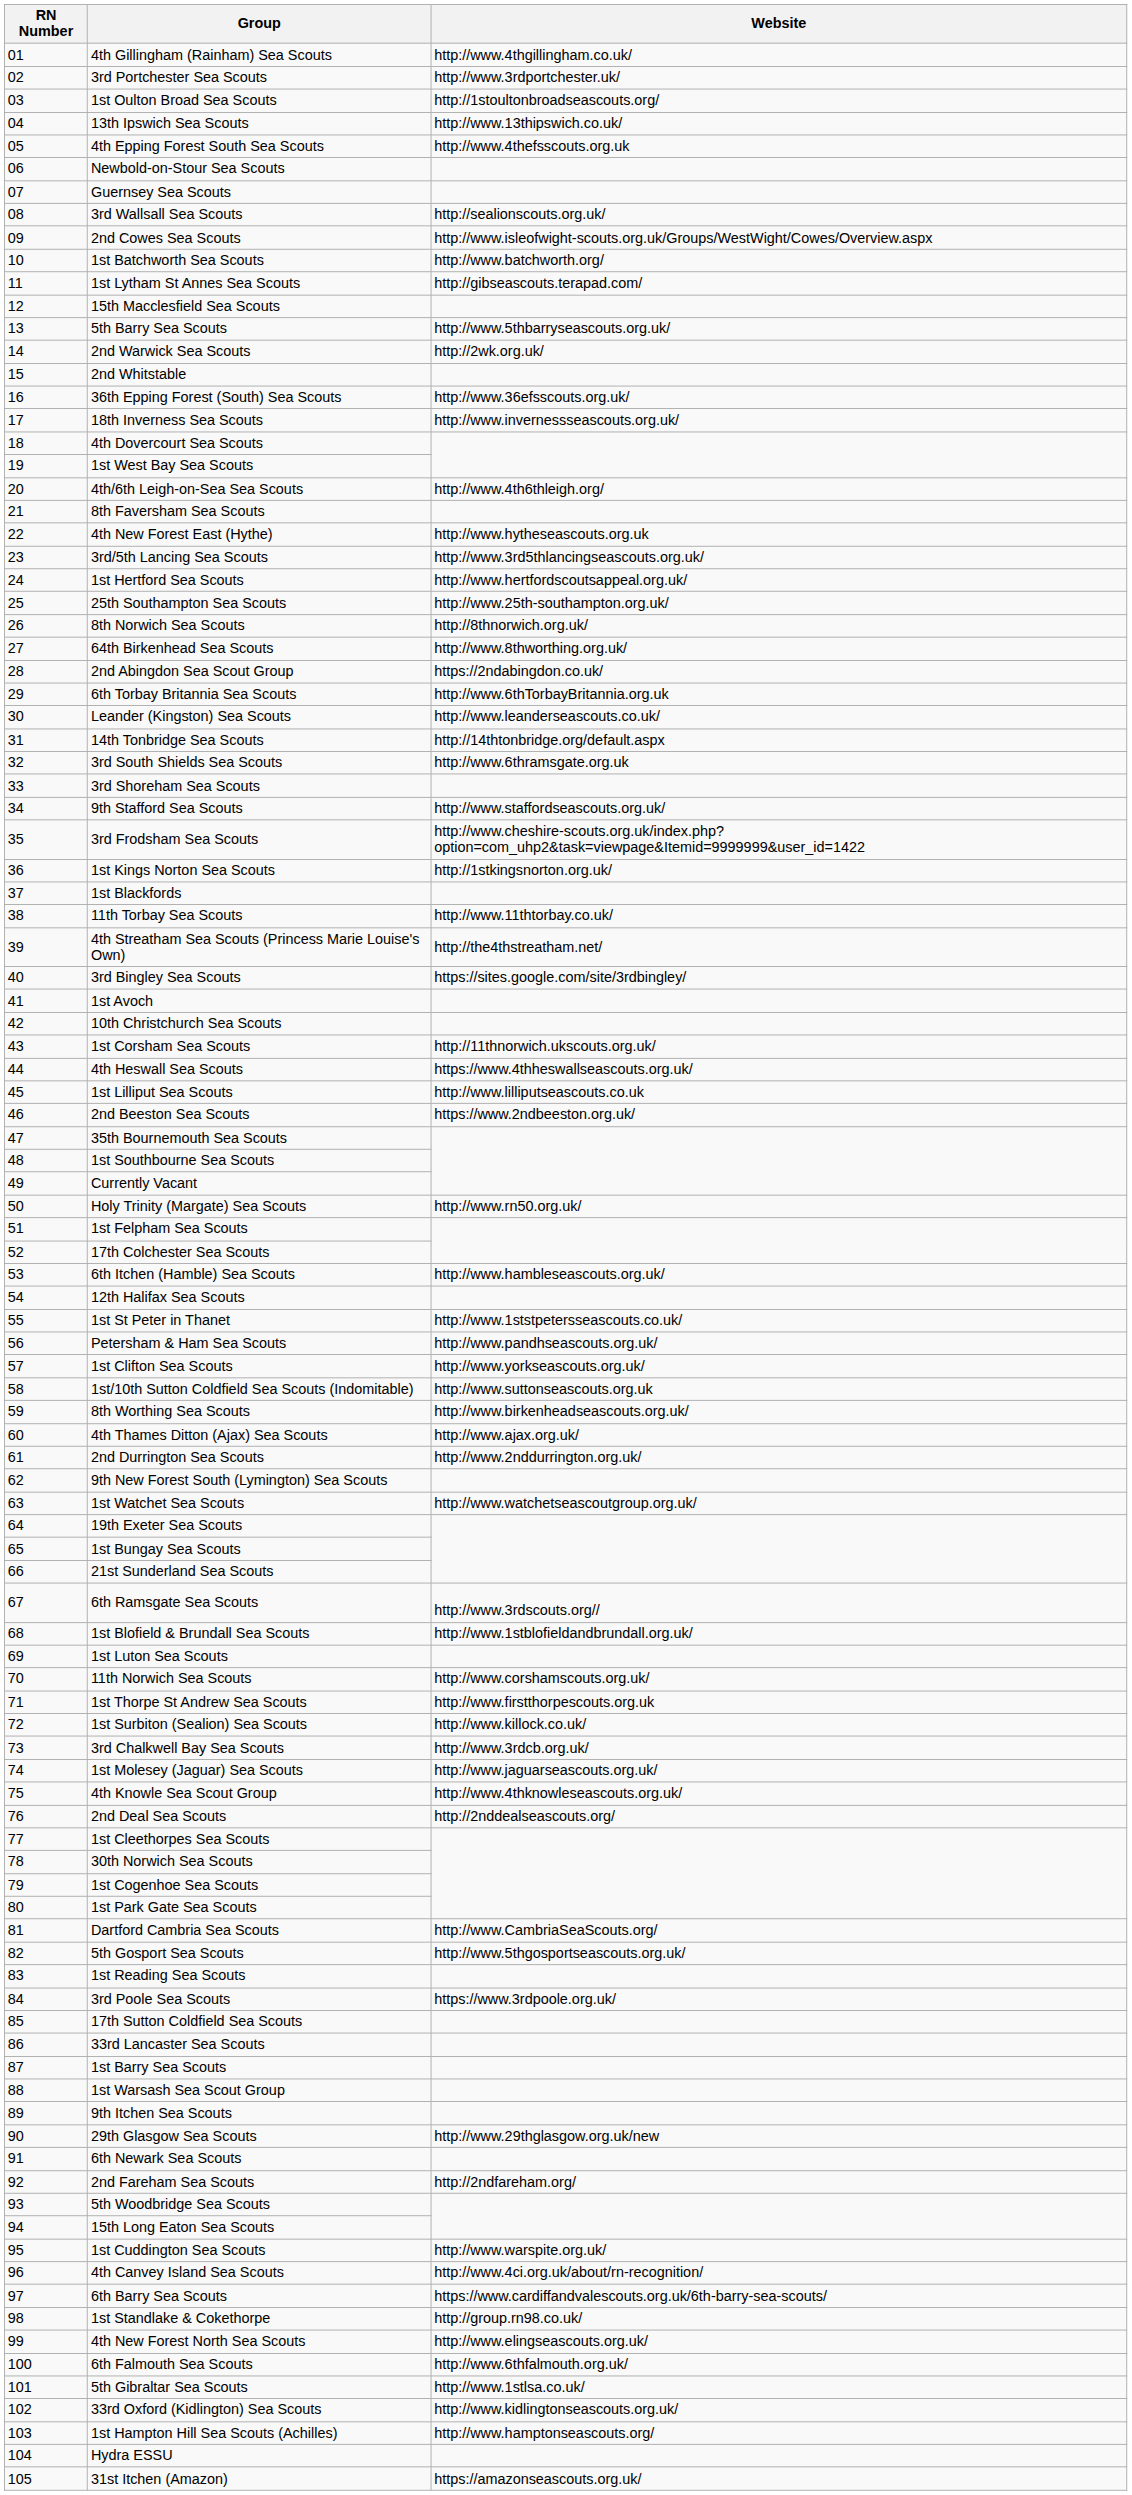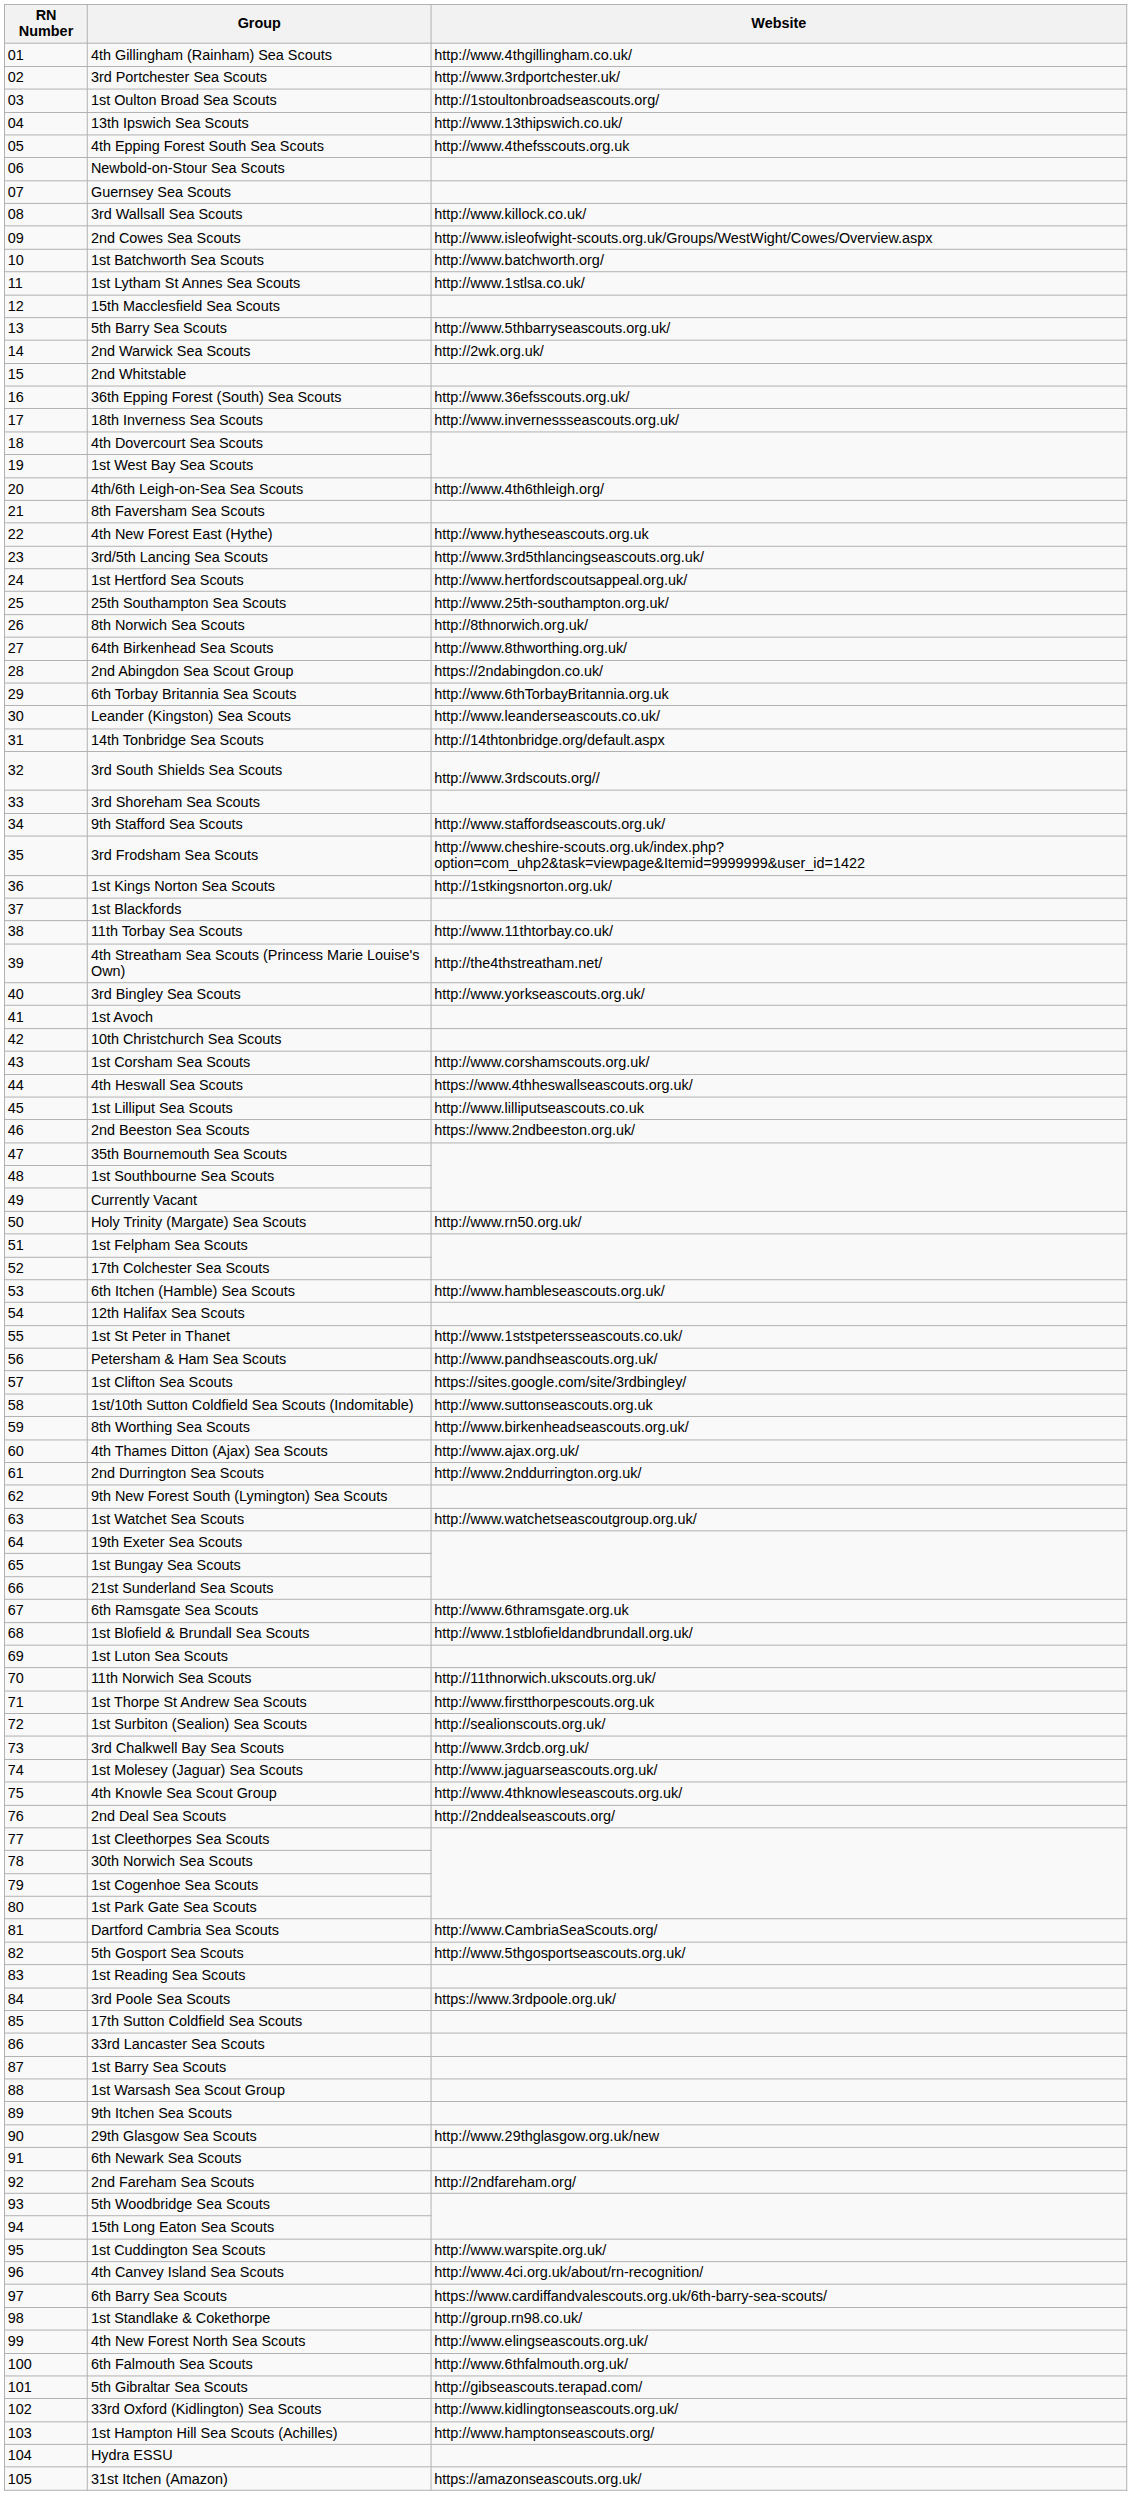(520, 214) http://sealionscouts.org.uk/ -> (510, 214) http://www.killock.co.uk/
(538, 283) http://gibseascouts.terapad.com/ -> (509, 283) http://www.1stlsa.co.uk/
(531, 762) http://www.6thramsgate.org.uk -> (517, 779) http://www.3rdscouts.org//
(560, 978) https://sites.google.com/site/3rdbingley/ -> (539, 994) http://www.yorkseascouts.org.uk/
(545, 1046) http://11thnorwich.ukscouts.org.uk/ -> (542, 1062) http://www.corshamscouts.org.uk/
(539, 1366) http://www.yorkseascouts.org.uk/ -> (560, 1382) https://sites.google.com/site/3rdbingley/
(517, 1610) http://www.3rdscouts.org// -> (531, 1610) http://www.6thramsgate.org.uk
(542, 1679) http://www.corshamscouts.org.uk/ -> (545, 1679) http://11thnorwich.ukscouts.org.uk/
(510, 1725) http://www.killock.co.uk/ -> (520, 1725) http://sealionscouts.org.uk/
(509, 2387) http://www.1stlsa.co.uk/ -> (538, 2387) http://gibseascouts.terapad.com/
